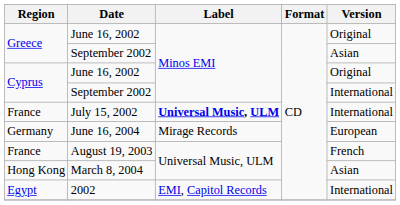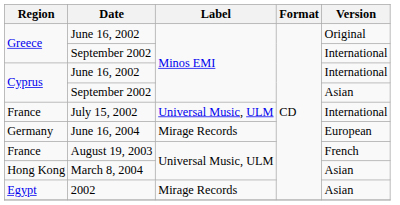(344, 53) Asian -> (356, 53) International
(351, 72) Original -> (356, 72) International
(362, 92) International -> (339, 92) Asian
(219, 111) bold -> (216, 111) normal
(212, 190) EMI, Capitol Records -> (198, 190) Mirage Records
(362, 190) International -> (339, 190) Asian
